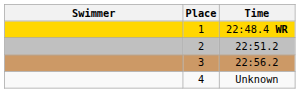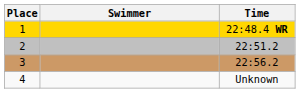columns swapped: (201, 13) <-> (94, 13)
